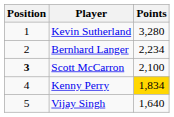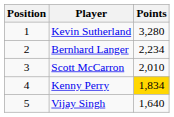(27, 67) bold -> (27, 67) normal
(152, 67) 2,100 -> (152, 67) 2,010
